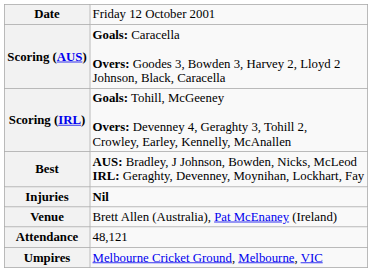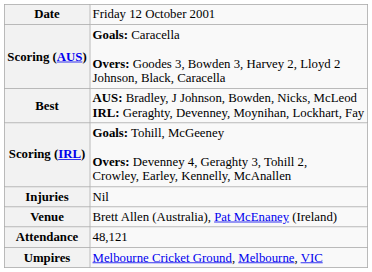rows swapped: (47, 120) <-> (47, 169)
(101, 196) bold -> (101, 196) normal
